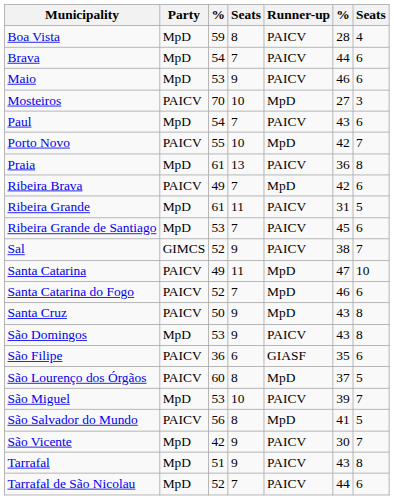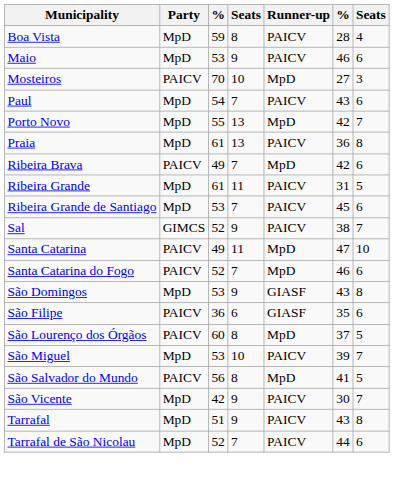- row: (24, 57)
(182, 143) PAICV -> (177, 121) MpD
(238, 143) 10 -> (238, 121) 13
- row: (37, 313)
(287, 334) PAICV -> (287, 292) GIASF
